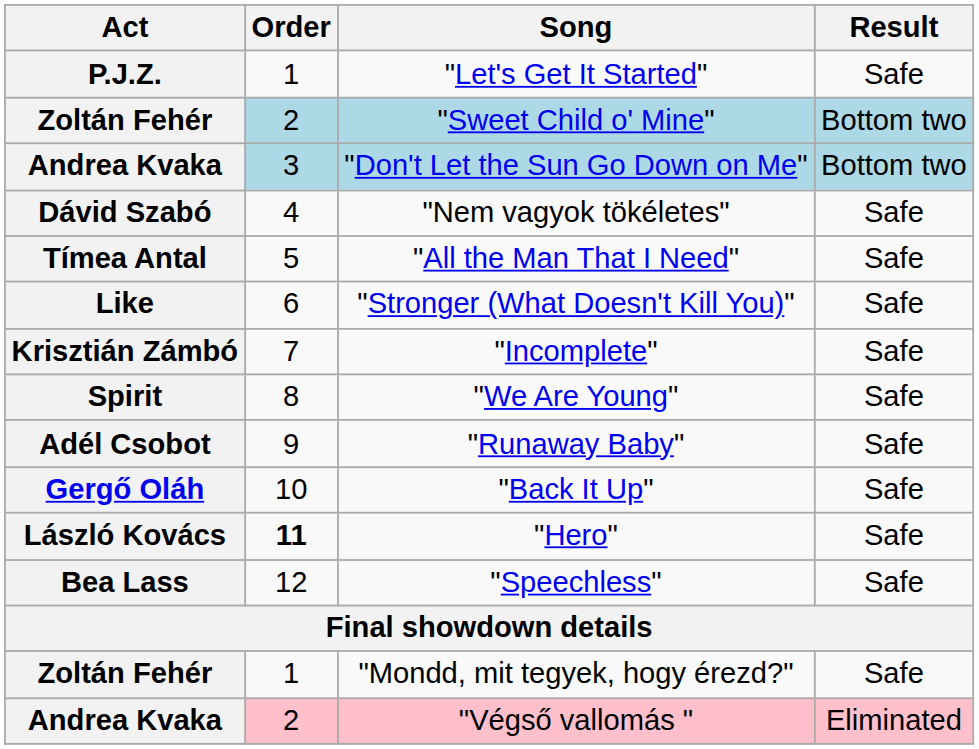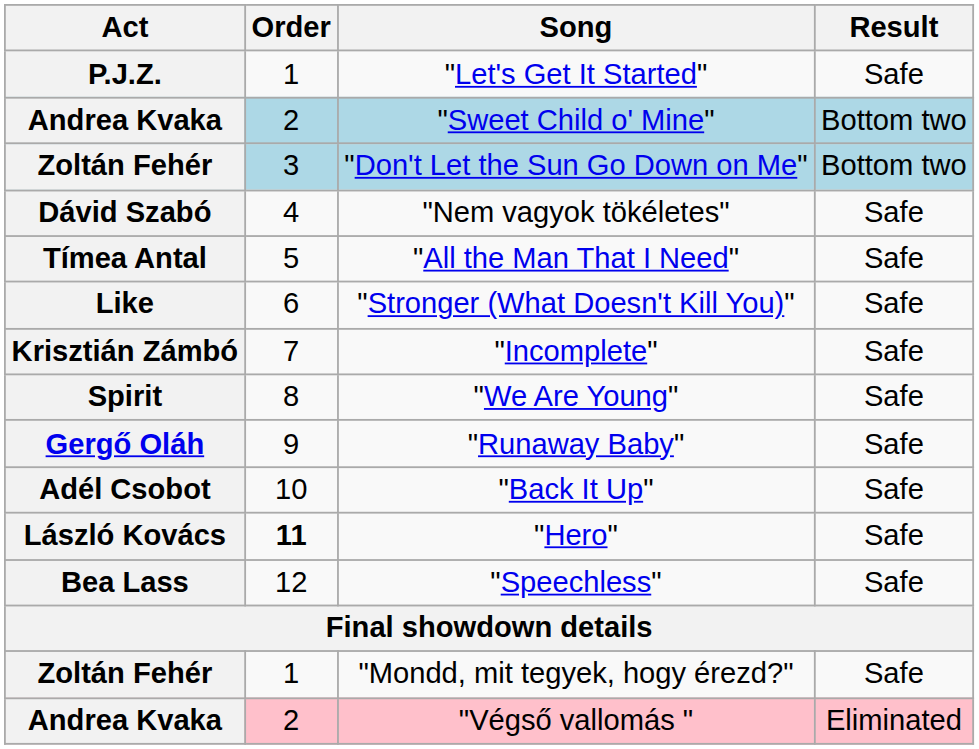(125, 119) Zoltán Fehér -> (125, 119) Andrea Kvaka
(125, 166) Andrea Kvaka -> (125, 166) Zoltán Fehér
(125, 443) Adél Csobot -> (125, 443) Gergő Oláh
(125, 489) Gergő Oláh -> (125, 489) Adél Csobot
